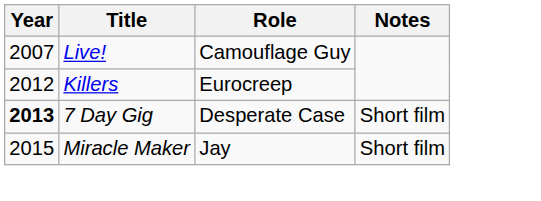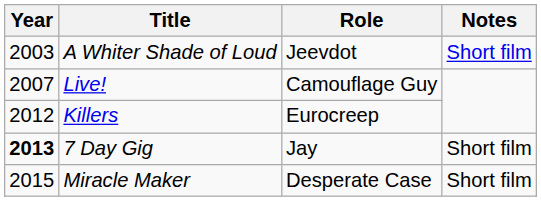+ row: (170, 52)
(272, 116) Desperate Case -> (302, 148) Jay
(215, 148) Jay -> (359, 180) Desperate Case
